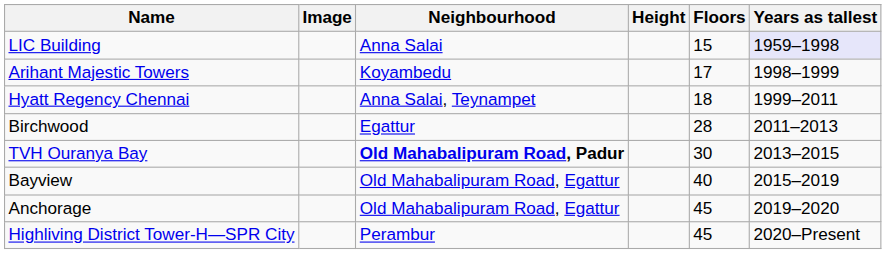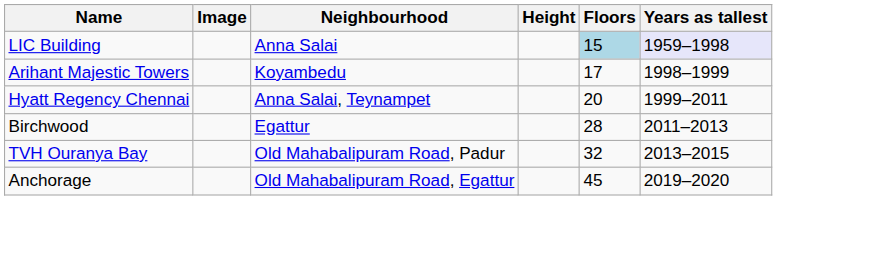(703, 45) no background -> (593, 45) lightblue background
(703, 99) 18 -> (593, 99) 20
(492, 153) bold -> (380, 153) normal
(703, 153) 30 -> (593, 153) 32
- row: (40, 180)
- row: (151, 235)
